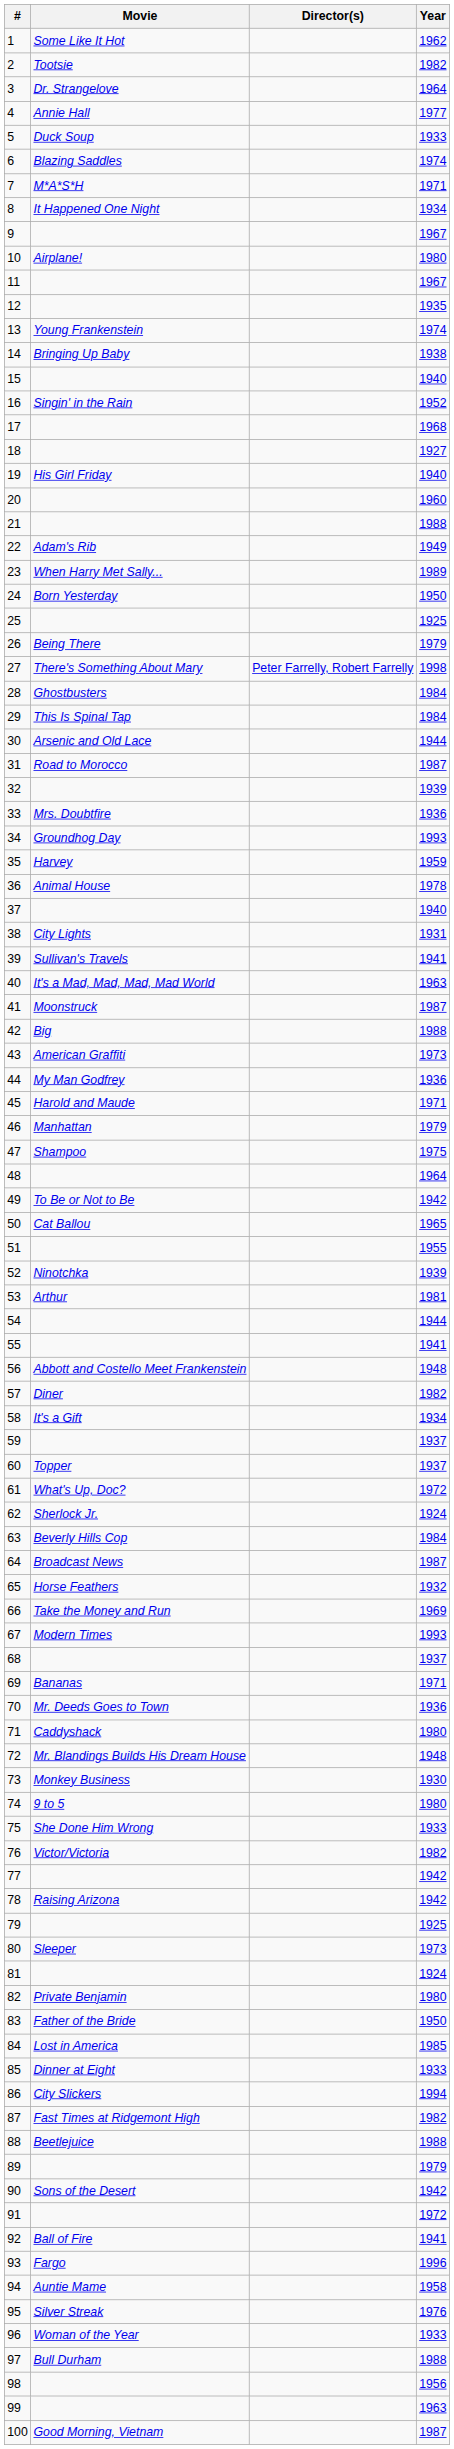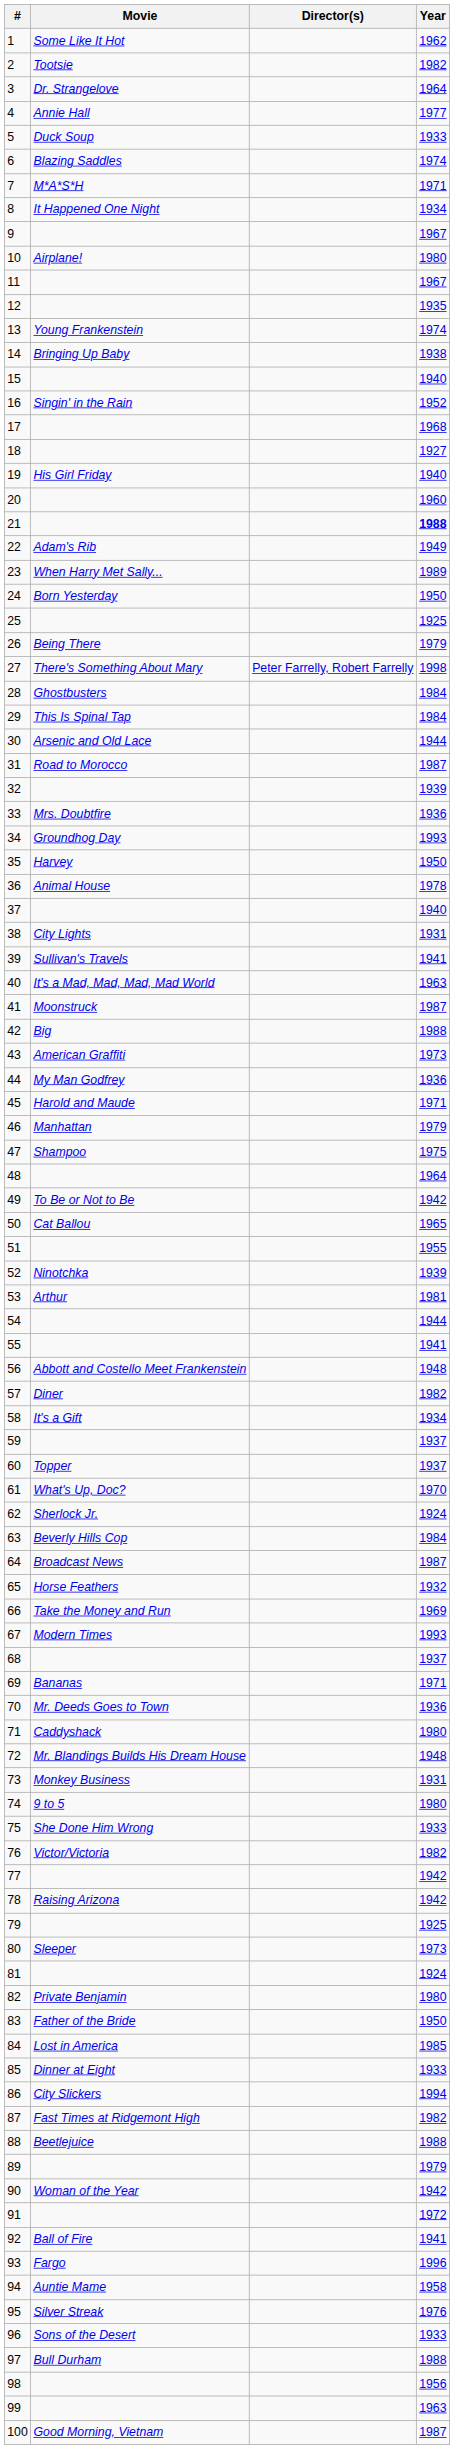(433, 523) normal -> (433, 523) bold
(433, 862) 1959 -> (433, 862) 1950
(433, 1490) 1972 -> (433, 1490) 1970
(433, 1780) 1930 -> (433, 1780) 1931
(84, 2190) Sons of the Desert -> (86, 2190) Woman of the Year
(86, 2335) Woman of the Year -> (84, 2335) Sons of the Desert
